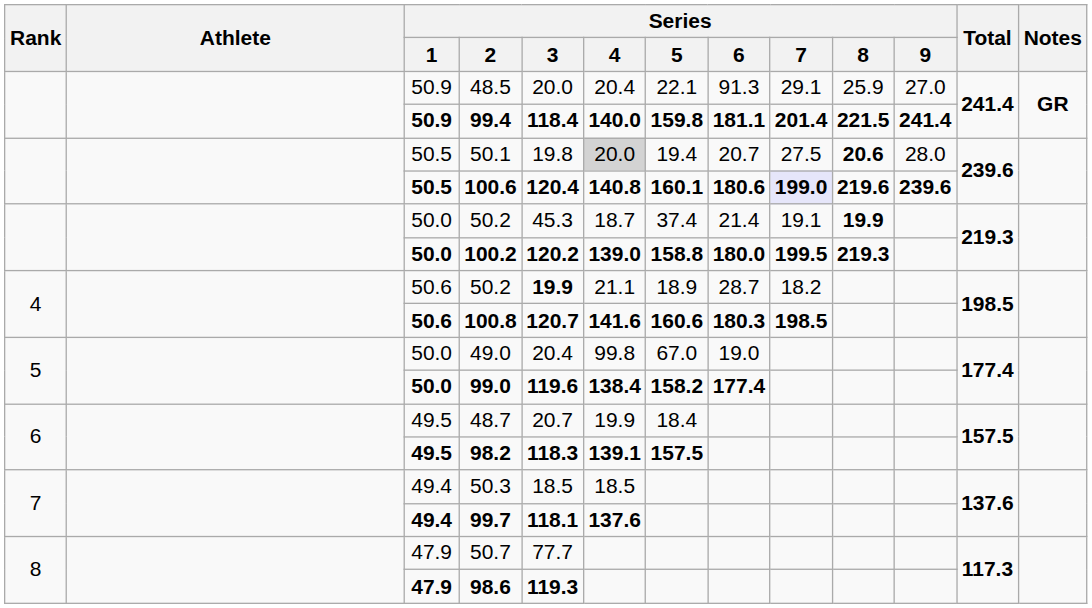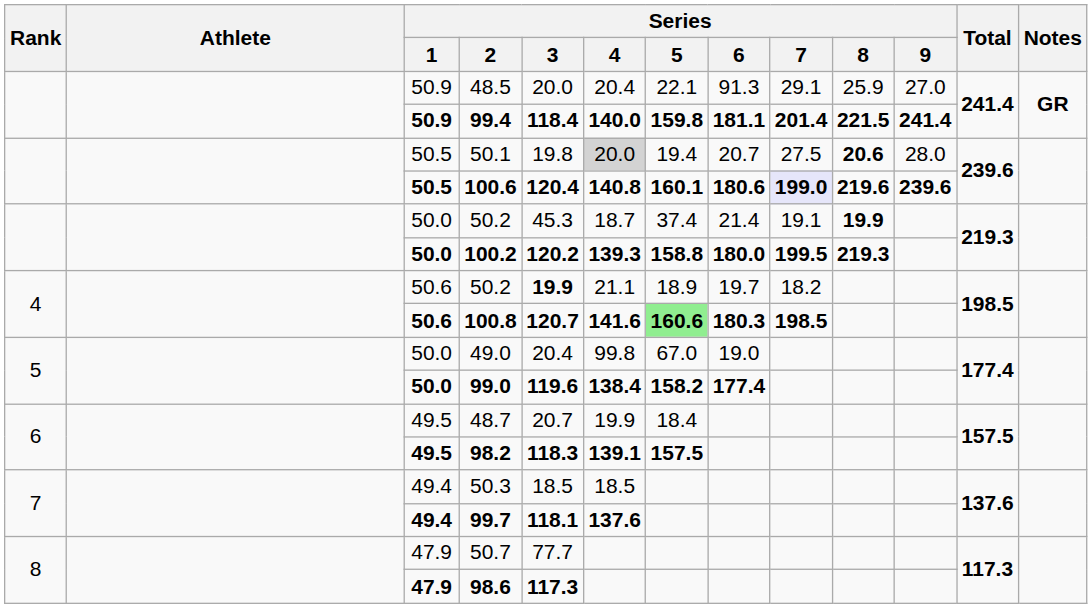(615, 253) 139.0 -> (615, 253) 139.3
(739, 287) 28.7 -> (739, 287) 19.7
(677, 320) no background -> (677, 320) lightgreen background
(553, 586) 119.3 -> (553, 586) 117.3
